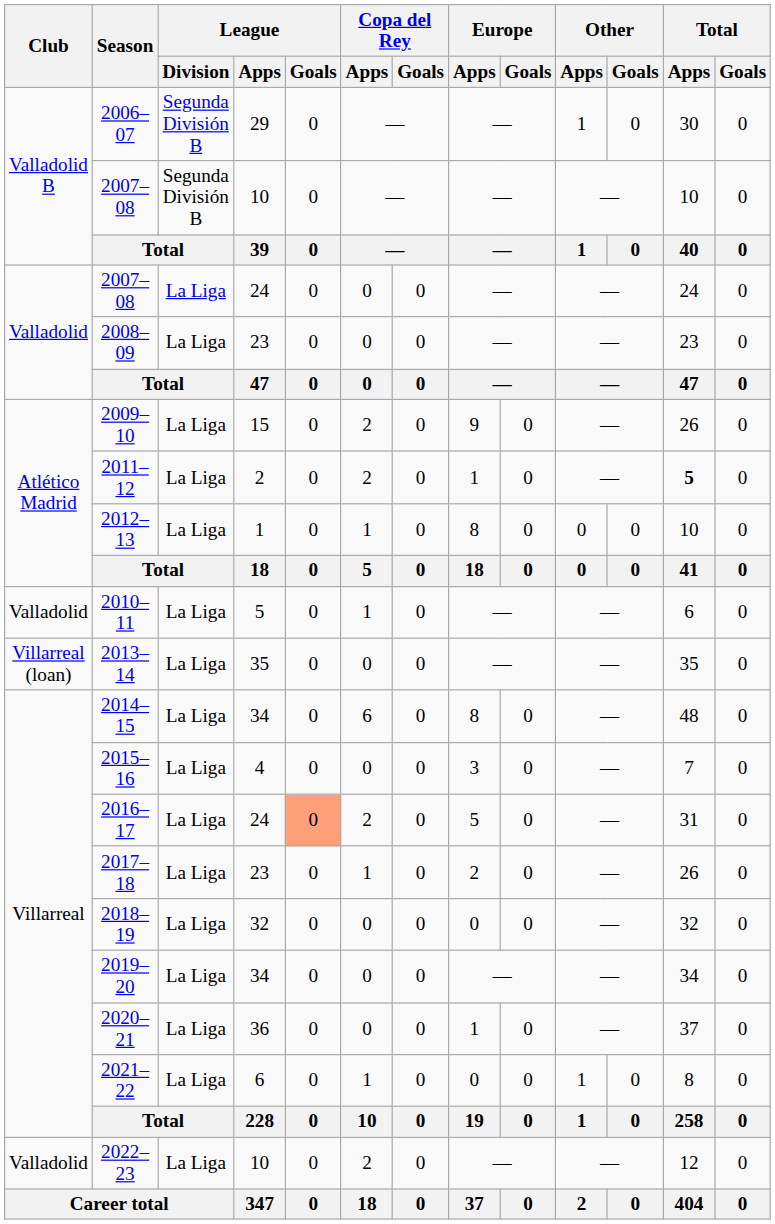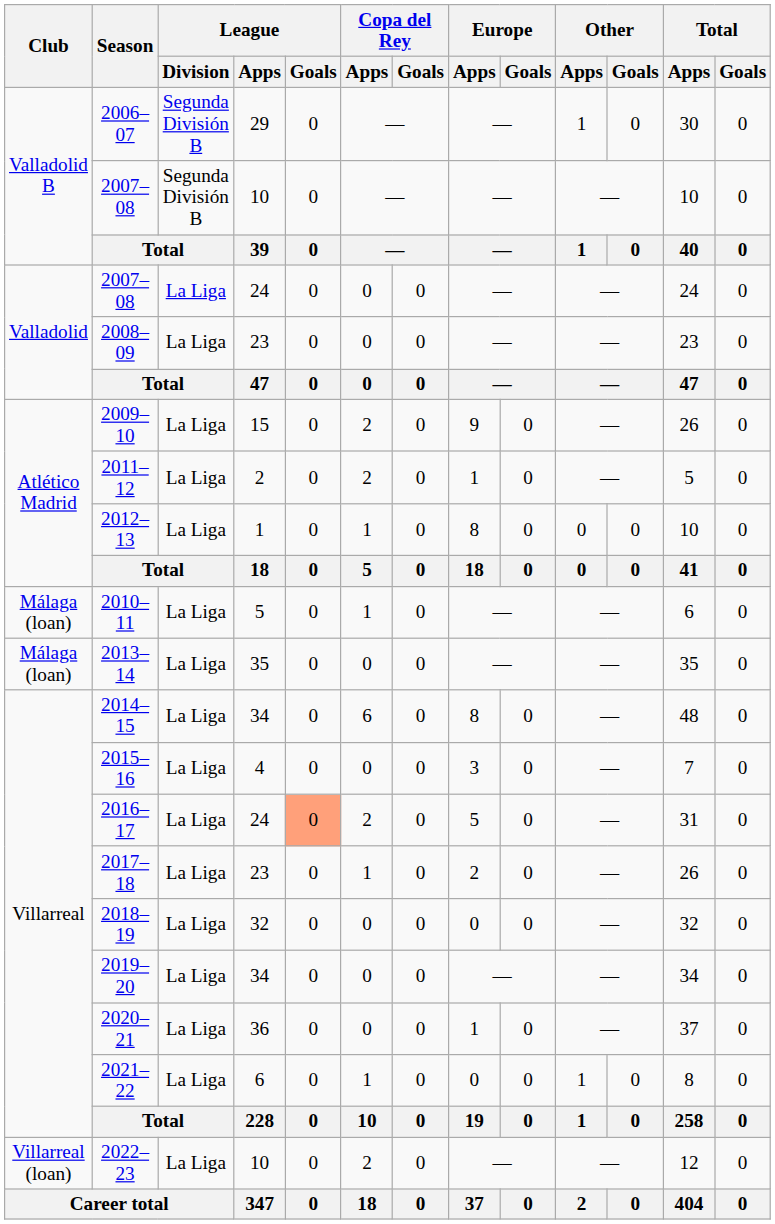(689, 477) bold -> (689, 477) normal
(48, 611) Valladolid -> (48, 611) Málaga (loan)
(48, 663) Villarreal (loan) -> (48, 663) Málaga (loan)
(48, 1162) Valladolid -> (48, 1162) Villarreal (loan)
